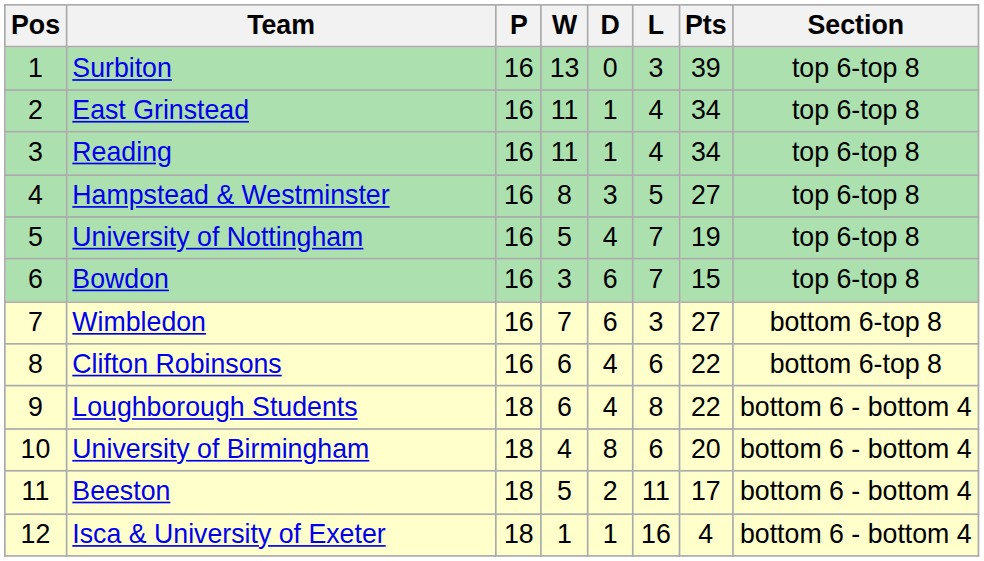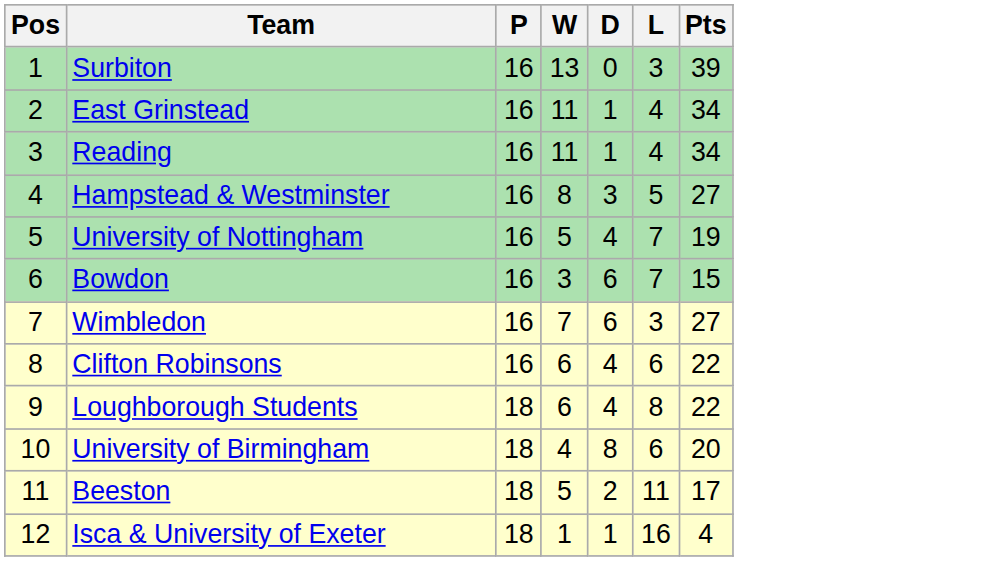- column: (856, 25)
